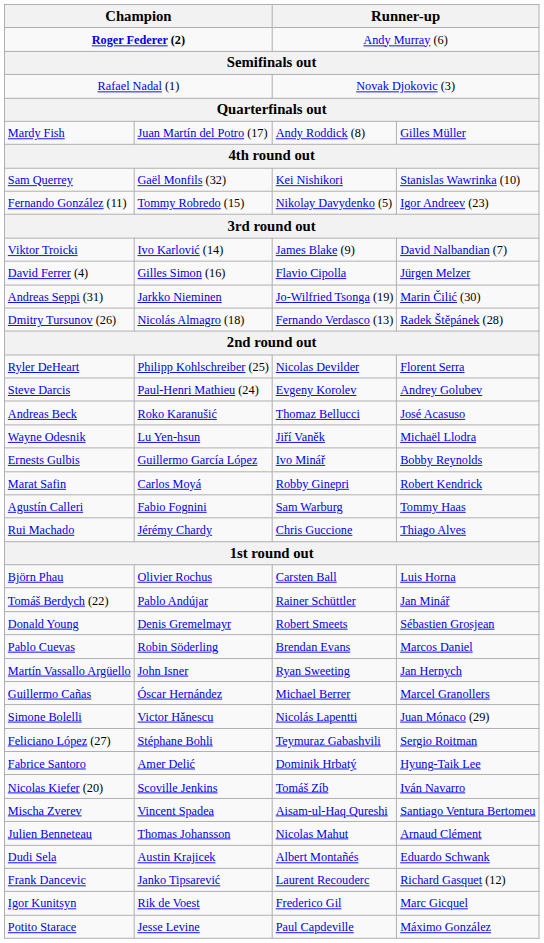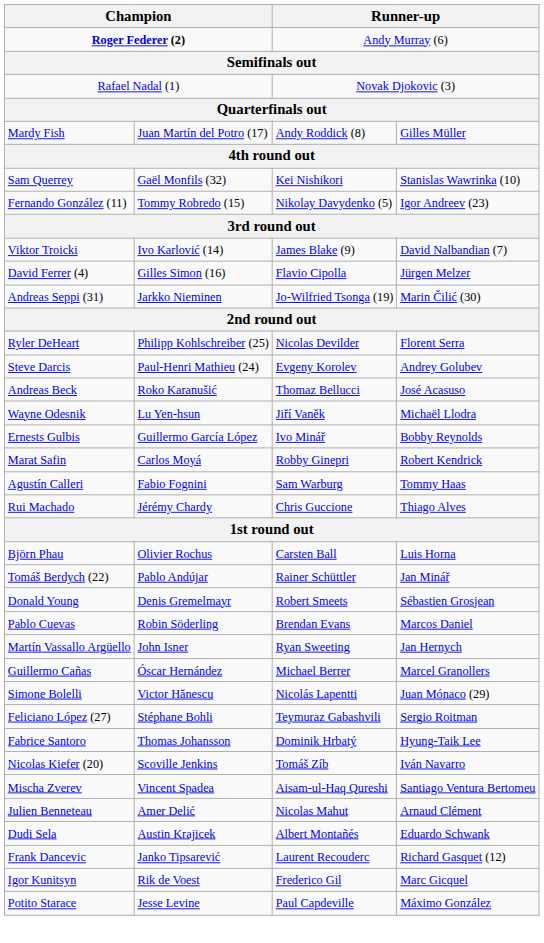- row: (62, 320)
(166, 764) Amer Delić -> (184, 740) Thomas Johansson
(184, 834) Thomas Johansson -> (166, 810) Amer Delić
